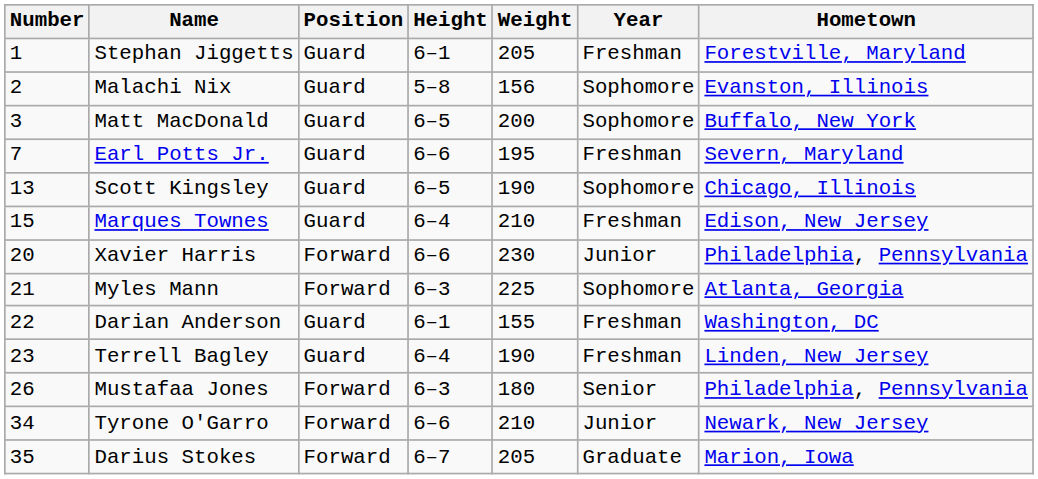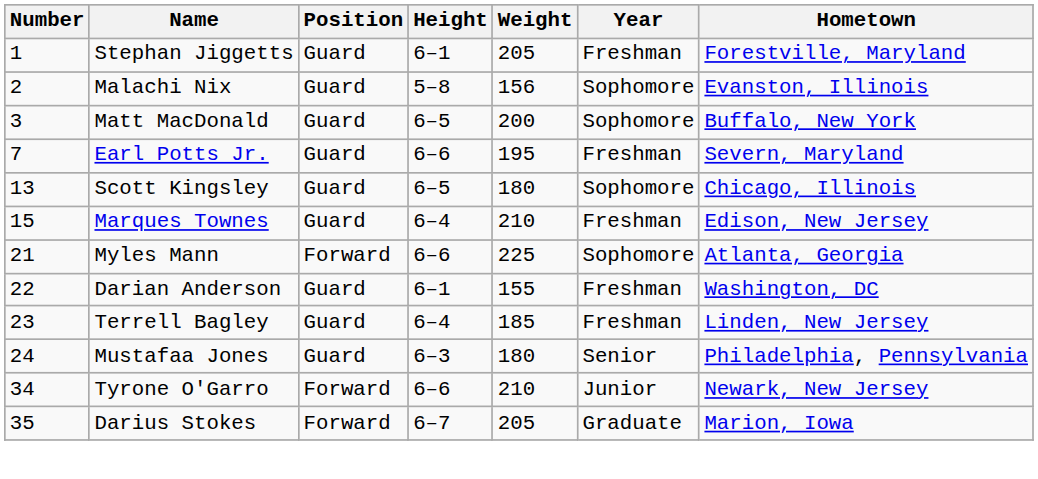(516, 189) 190 -> (516, 189) 180
- row: (175, 256)
(432, 290) 6–3 -> (432, 256) 6–6
(516, 357) 190 -> (516, 323) 185
(22, 390) 26 -> (22, 357) 24
(347, 390) Forward -> (335, 357) Guard
